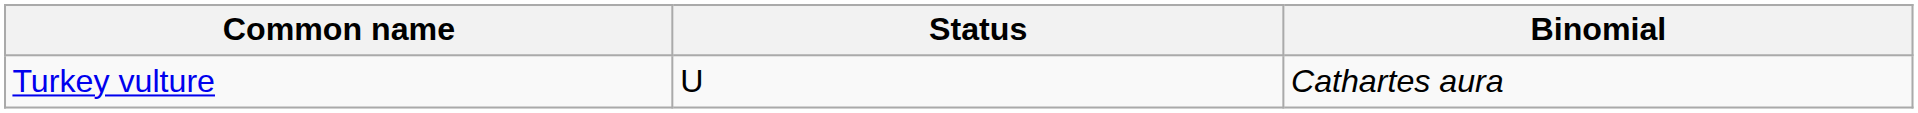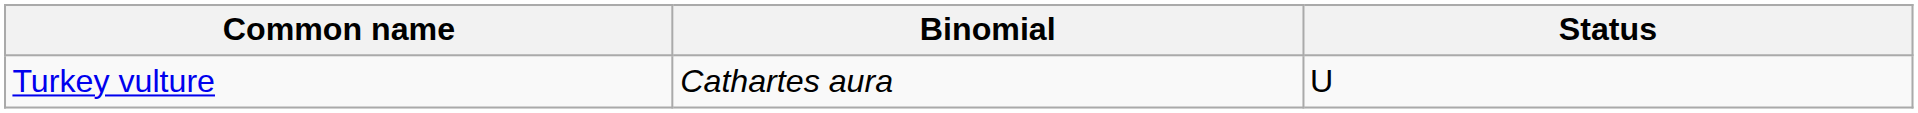columns swapped: (1598, 30) <-> (978, 30)
